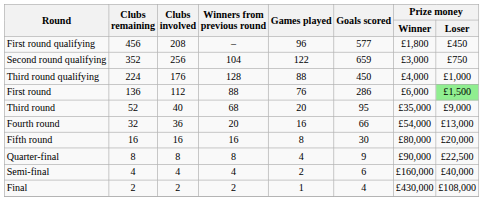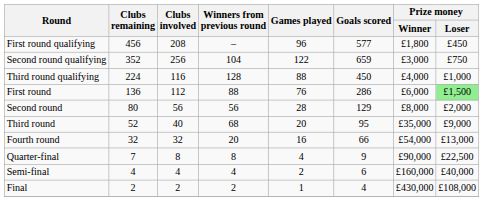(178, 76) 176 -> (178, 76) 116
+ row: (34, 108)
(178, 124) 36 -> (178, 140) 32
- row: (29, 140)
(133, 156) 8 -> (133, 156) 7
